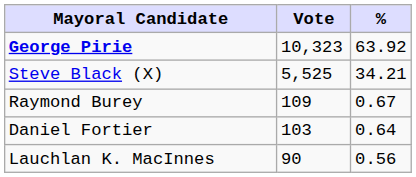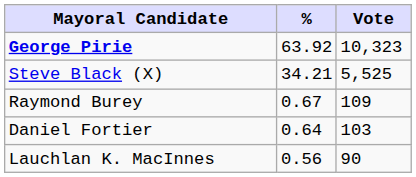columns swapped: (314, 19) <-> (381, 19)
